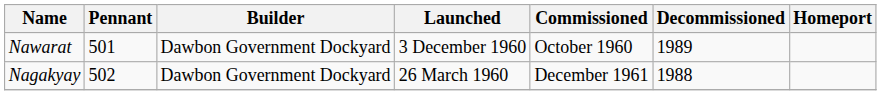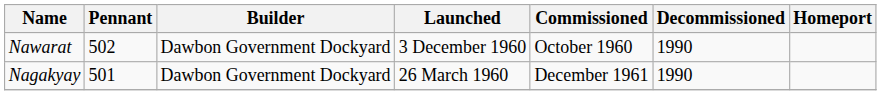(102, 47) 501 -> (102, 47) 502
(675, 47) 1989 -> (675, 47) 1990
(102, 75) 502 -> (102, 75) 501
(675, 75) 1988 -> (675, 75) 1990
